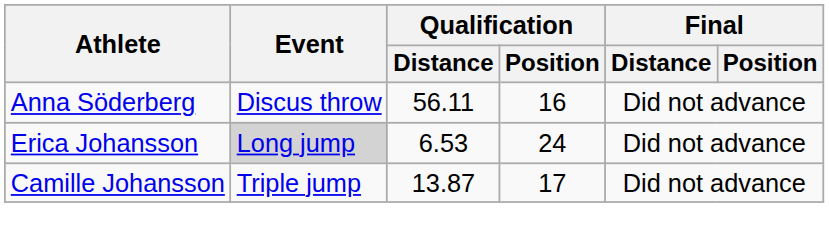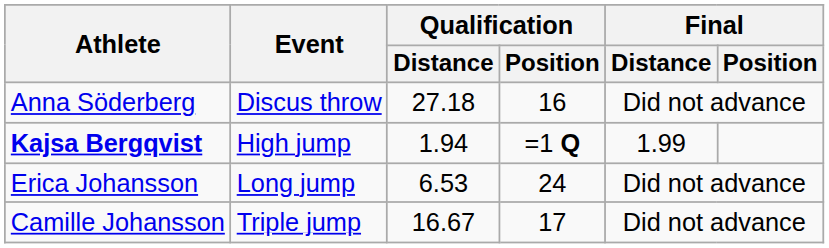(443, 103) 56.11 -> (443, 103) 27.18
+ row: (107, 143)
(296, 143) lightgrey background -> (296, 183) no background
(443, 183) 13.87 -> (443, 223) 16.67
